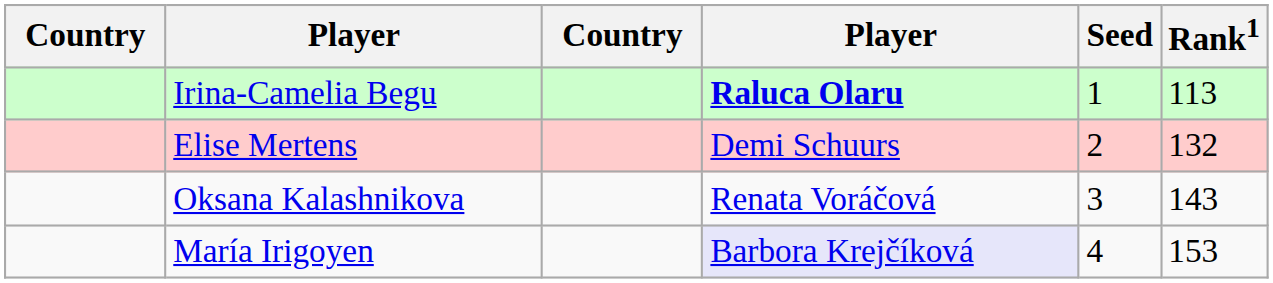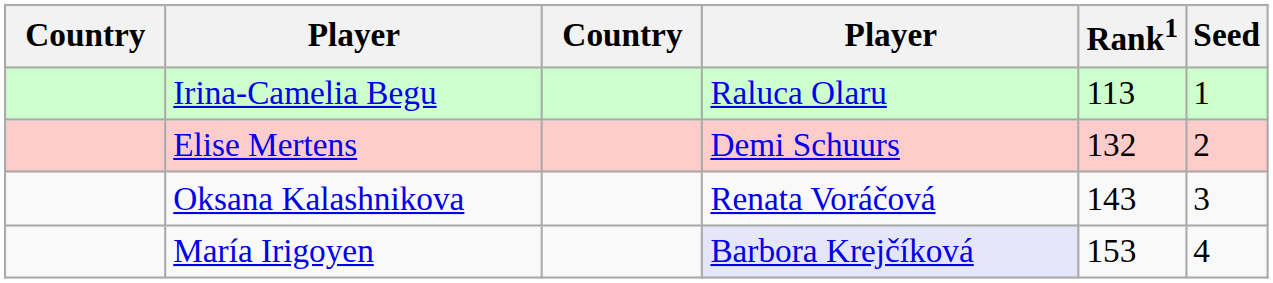columns swapped: (1214, 35) <-> (1120, 35)
(807, 92) bold -> (799, 92) normal
